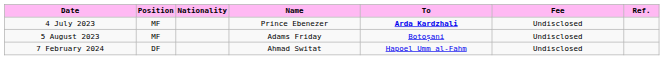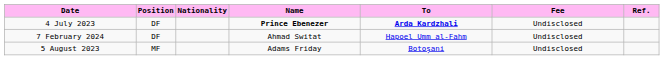(156, 23) MF -> (156, 23) DF
(295, 23) normal -> (295, 23) bold
rows swapped: (70, 35) <-> (70, 48)
